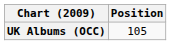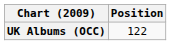(137, 31) 105 -> (137, 31) 122
